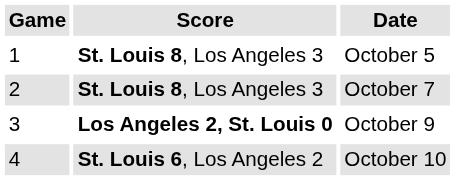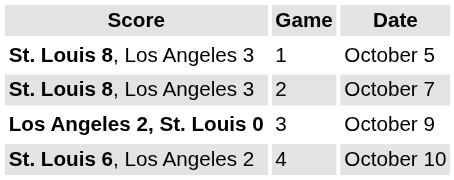columns swapped: (37, 20) <-> (205, 20)
